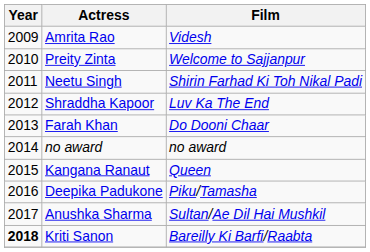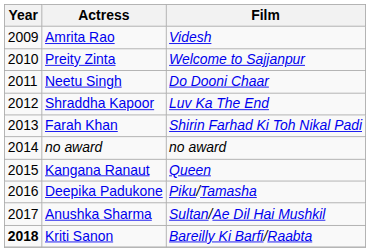(266, 81) Shirin Farhad Ki Toh Nikal Padi -> (219, 81) Do Dooni Chaar
(219, 125) Do Dooni Chaar -> (266, 125) Shirin Farhad Ki Toh Nikal Padi
